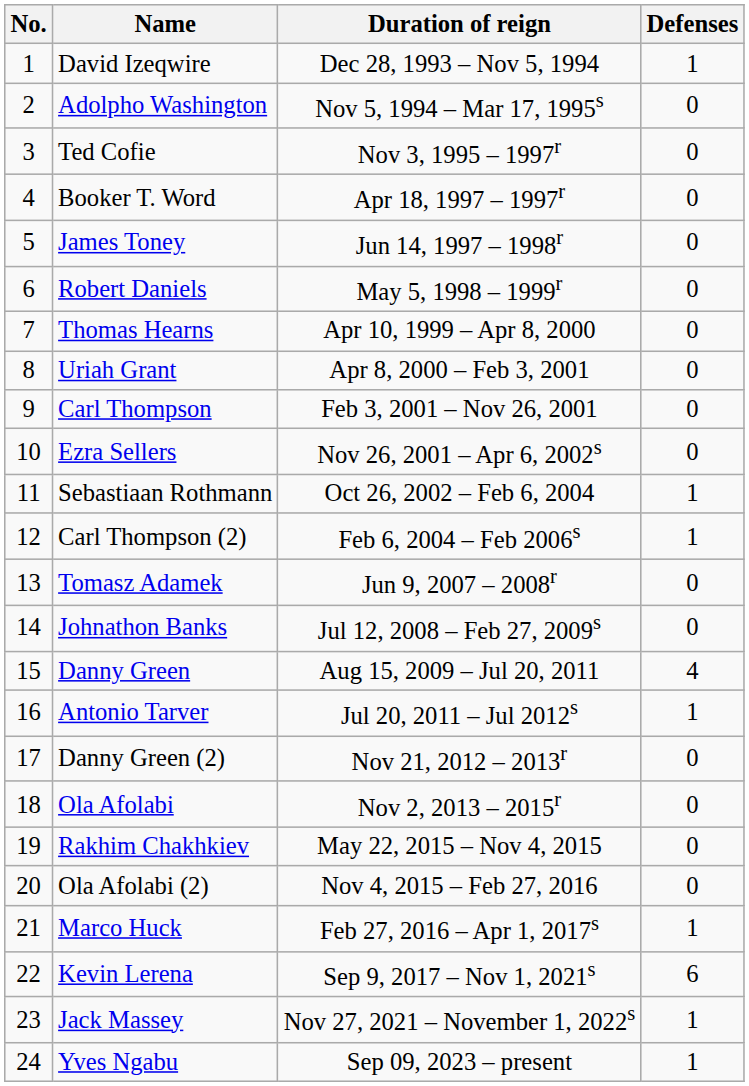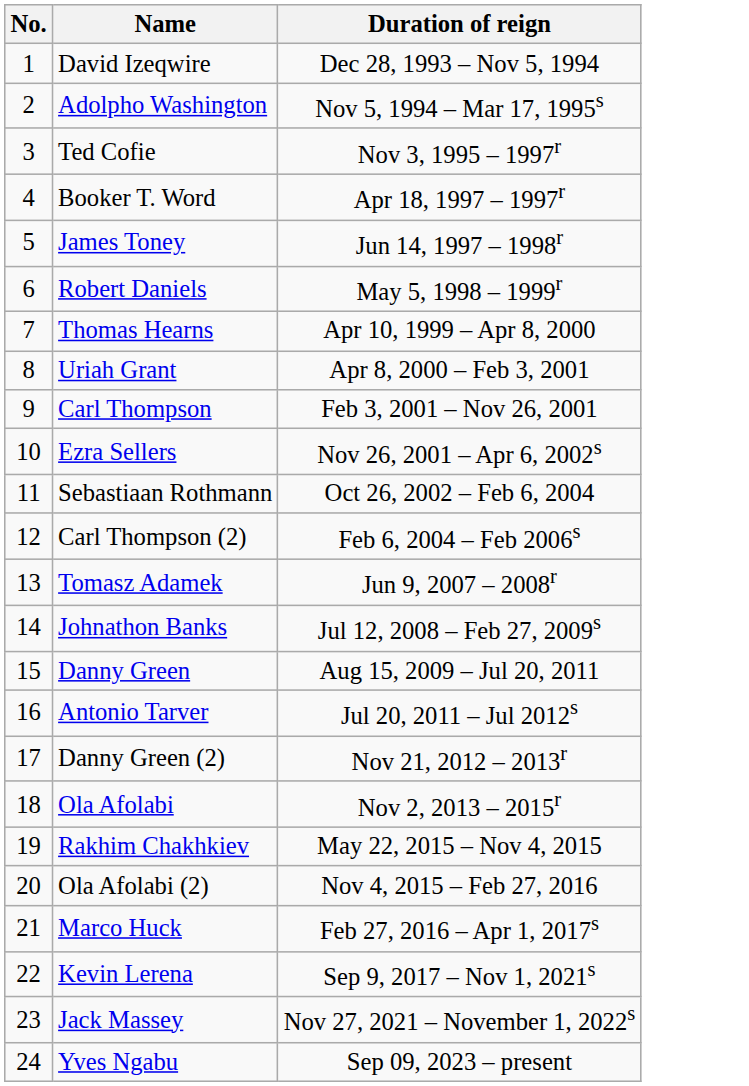- column: (692, 24)
